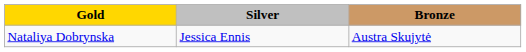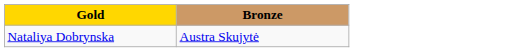- column: (263, 15)
